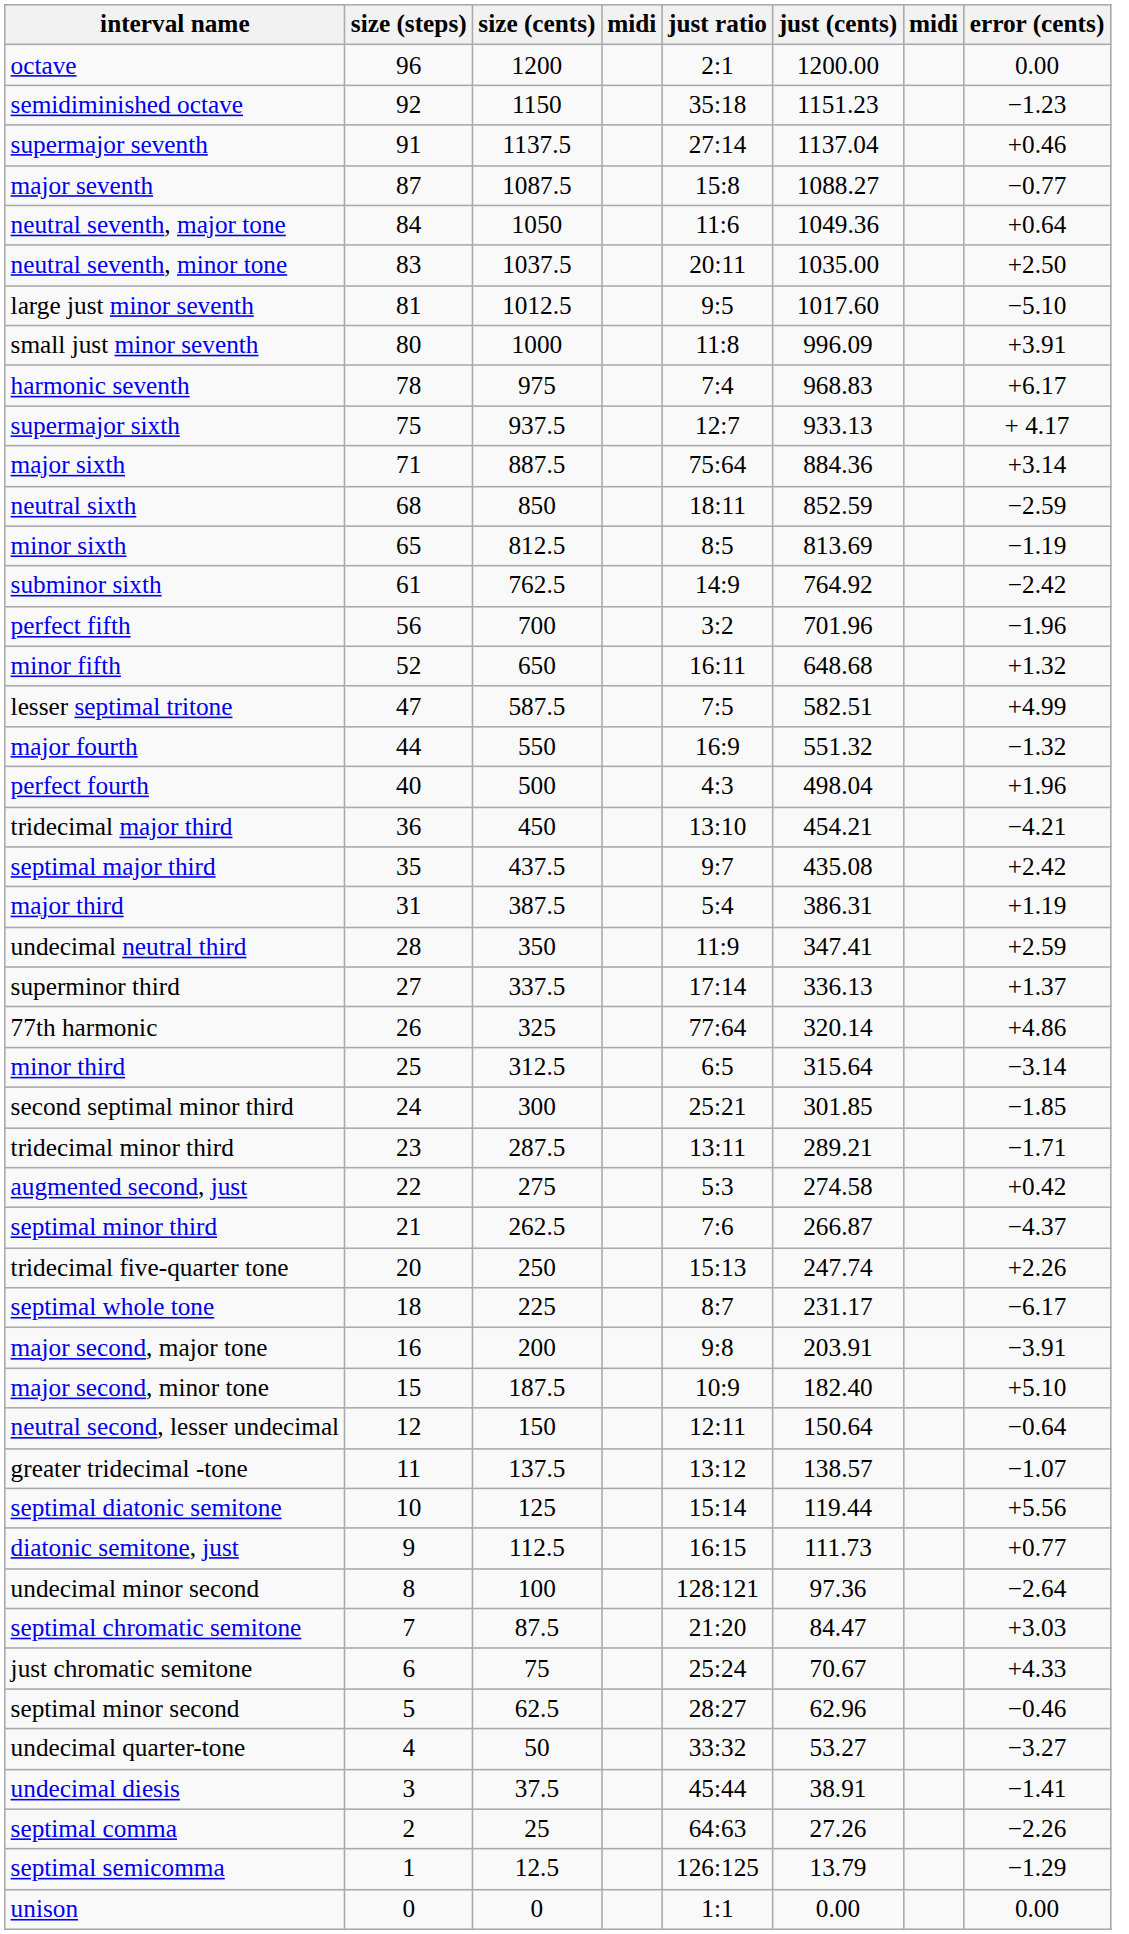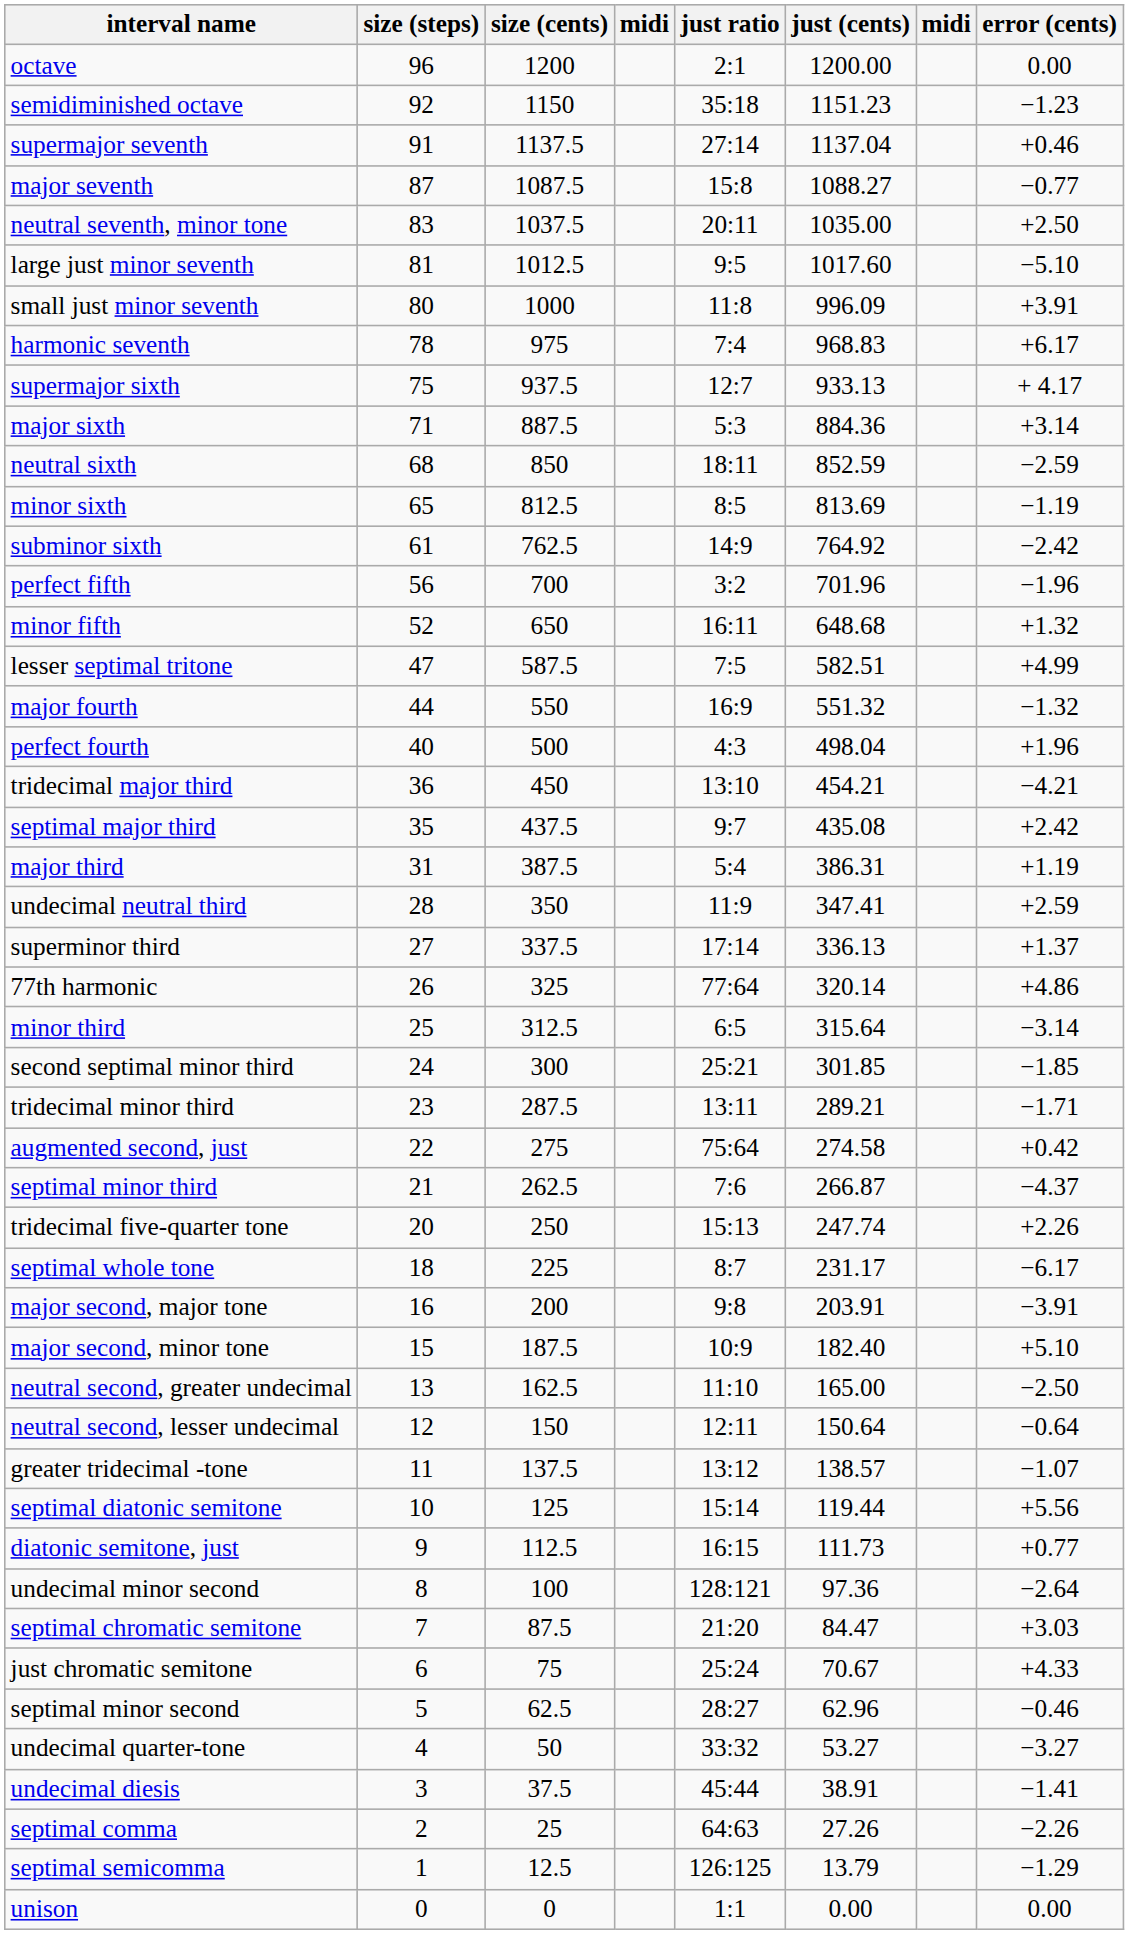- row: (148, 225)
(717, 465) 75:64 -> (730, 425) 5:3
(717, 1187) 5:3 -> (730, 1147) 75:64
+ row: (181, 1387)
